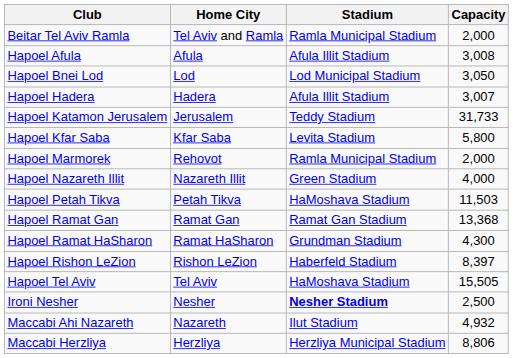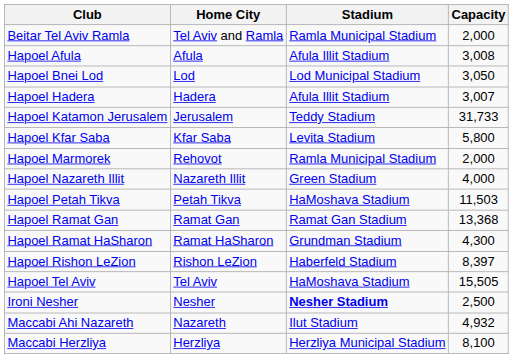(479, 343) 8,806 -> (479, 343) 8,100
